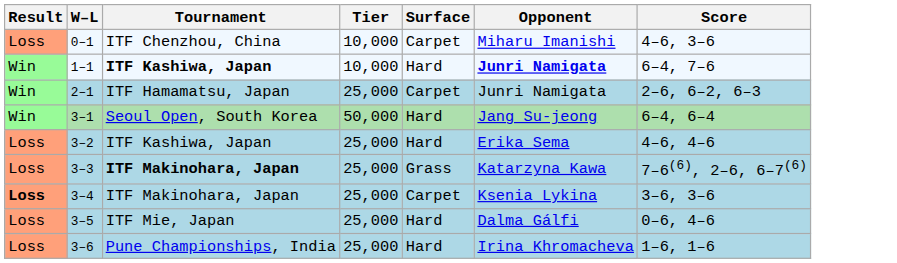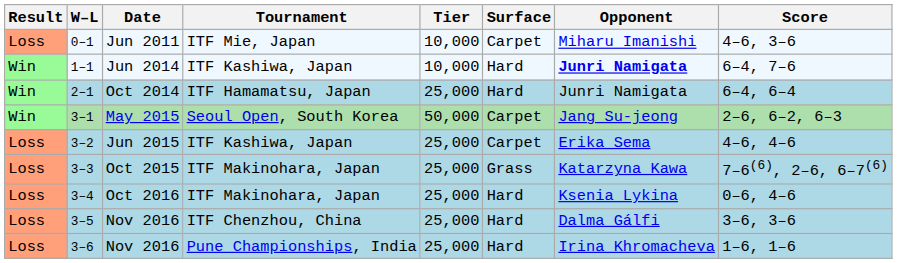+ column: (143, 17)
(193, 42) ITF Chenzhou, China -> (251, 42) ITF Mie, Japan
(189, 67) bold -> (270, 67) normal
(433, 92) Carpet -> (505, 92) Hard
(701, 92) 2–6, 6–2, 6–3 -> (759, 92) 6–4, 6–4
(424, 117) Hard -> (514, 117) Carpet
(678, 117) 6–4, 6–4 -> (782, 117) 2–6, 6–2, 6–3
(424, 142) Hard -> (514, 142) Carpet
(202, 169) bold -> (283, 169) normal
(27, 196) bold -> (27, 196) normal
(433, 196) Carpet -> (505, 196) Hard
(678, 196) 3–6, 3–6 -> (759, 196) 0–6, 4–6
(170, 221) ITF Mie, Japan -> (274, 221) ITF Chenzhou, China
(678, 221) 0–6, 4–6 -> (759, 221) 3–6, 3–6
